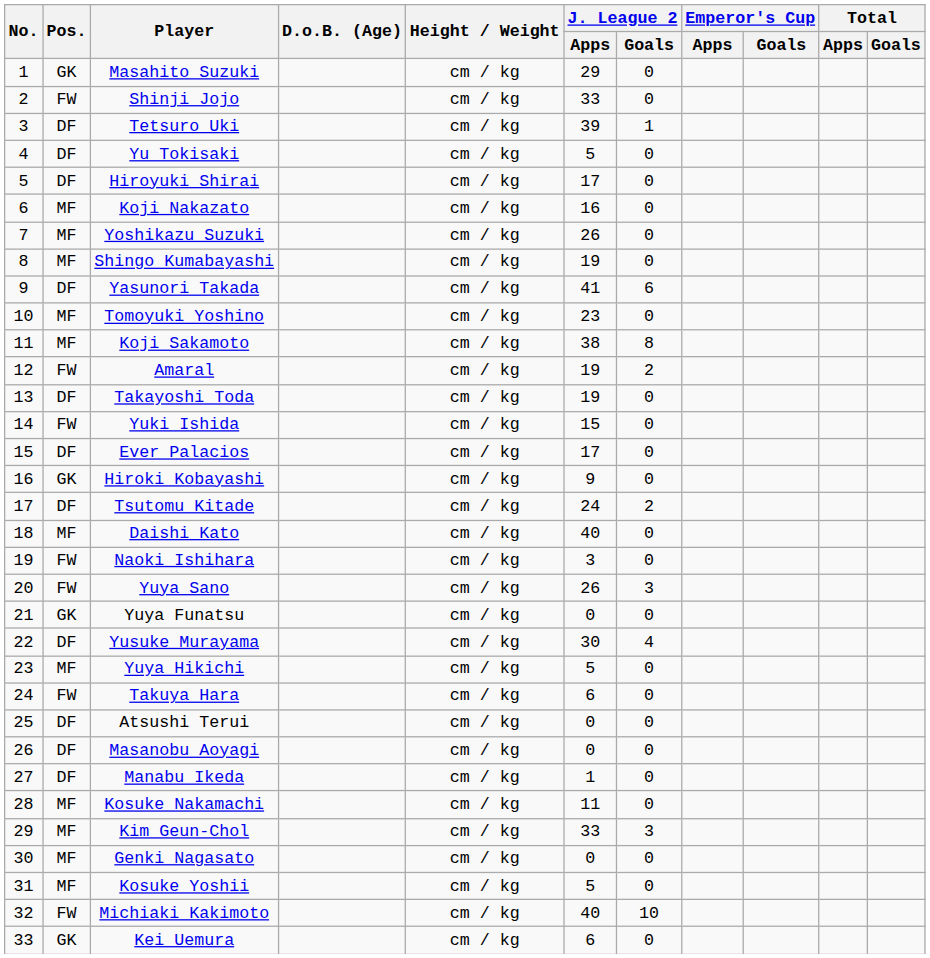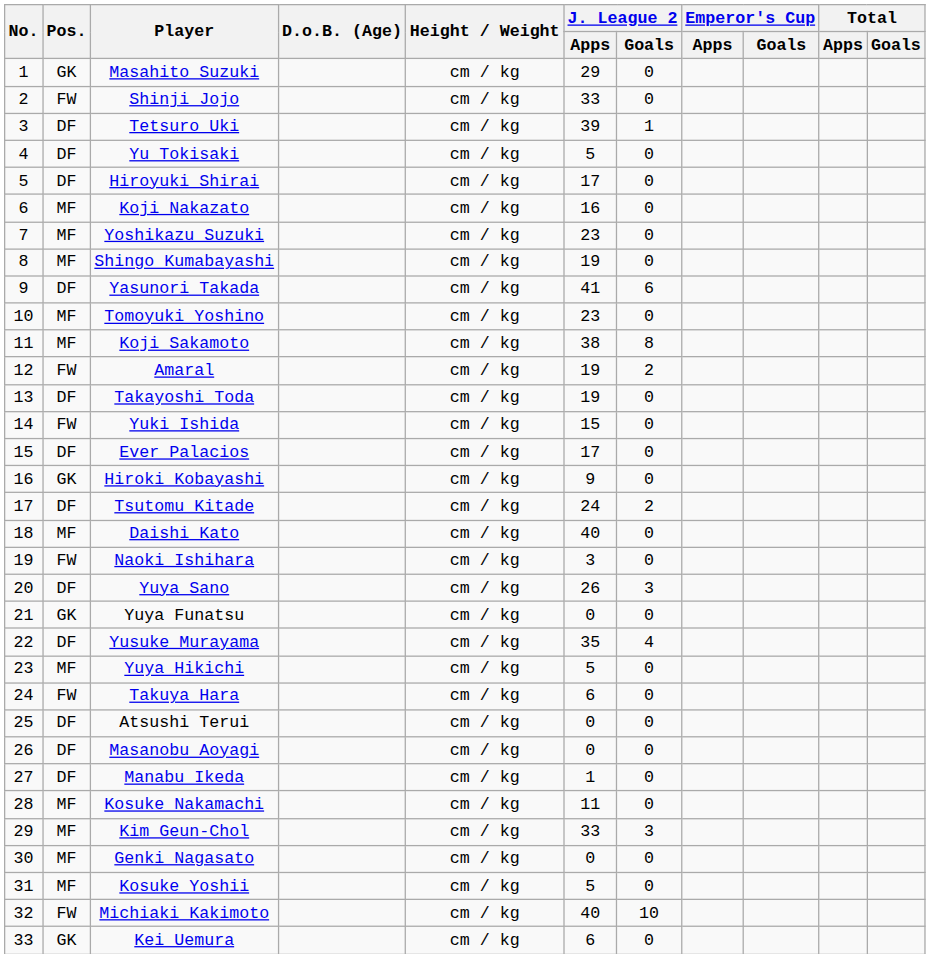(590, 235) 26 -> (590, 235) 23
(66, 588) FW -> (66, 588) DF
(590, 642) 30 -> (590, 642) 35
